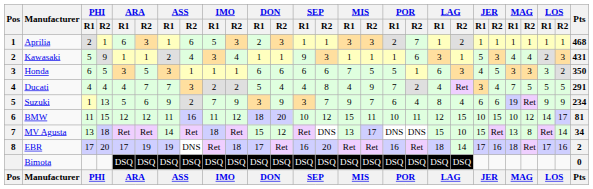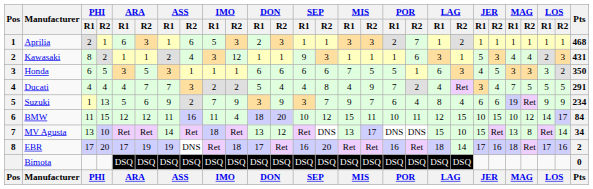(89, 56) 5 -> (89, 56) 8
(105, 56) 9 -> (105, 56) 2
(236, 56) 4 -> (236, 56) 12
(236, 116) 12 -> (236, 116) 4
(579, 116) 81 -> (579, 116) 84
(105, 131) 18 -> (105, 131) 10
(259, 131) 15 -> (259, 131) 13
